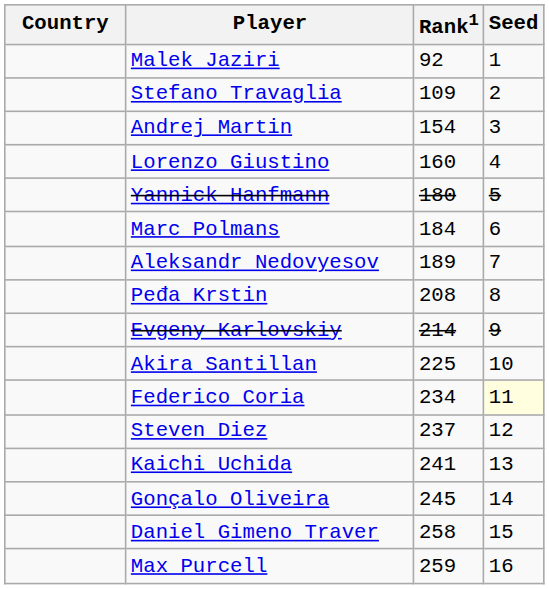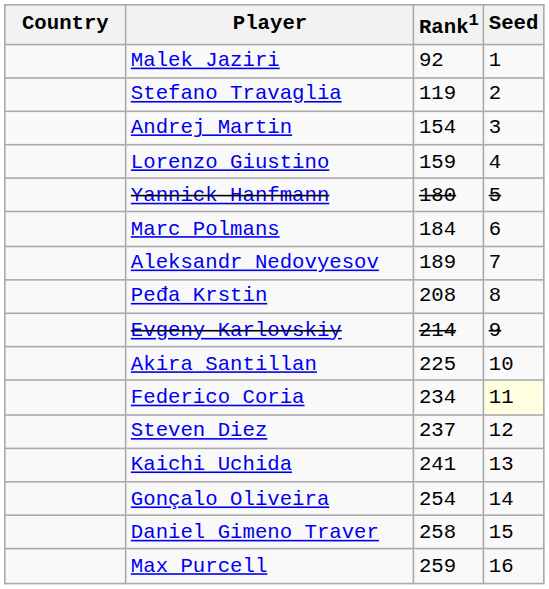(438, 94) 109 -> (438, 94) 119
(438, 162) 160 -> (438, 162) 159
(438, 499) 245 -> (438, 499) 254
